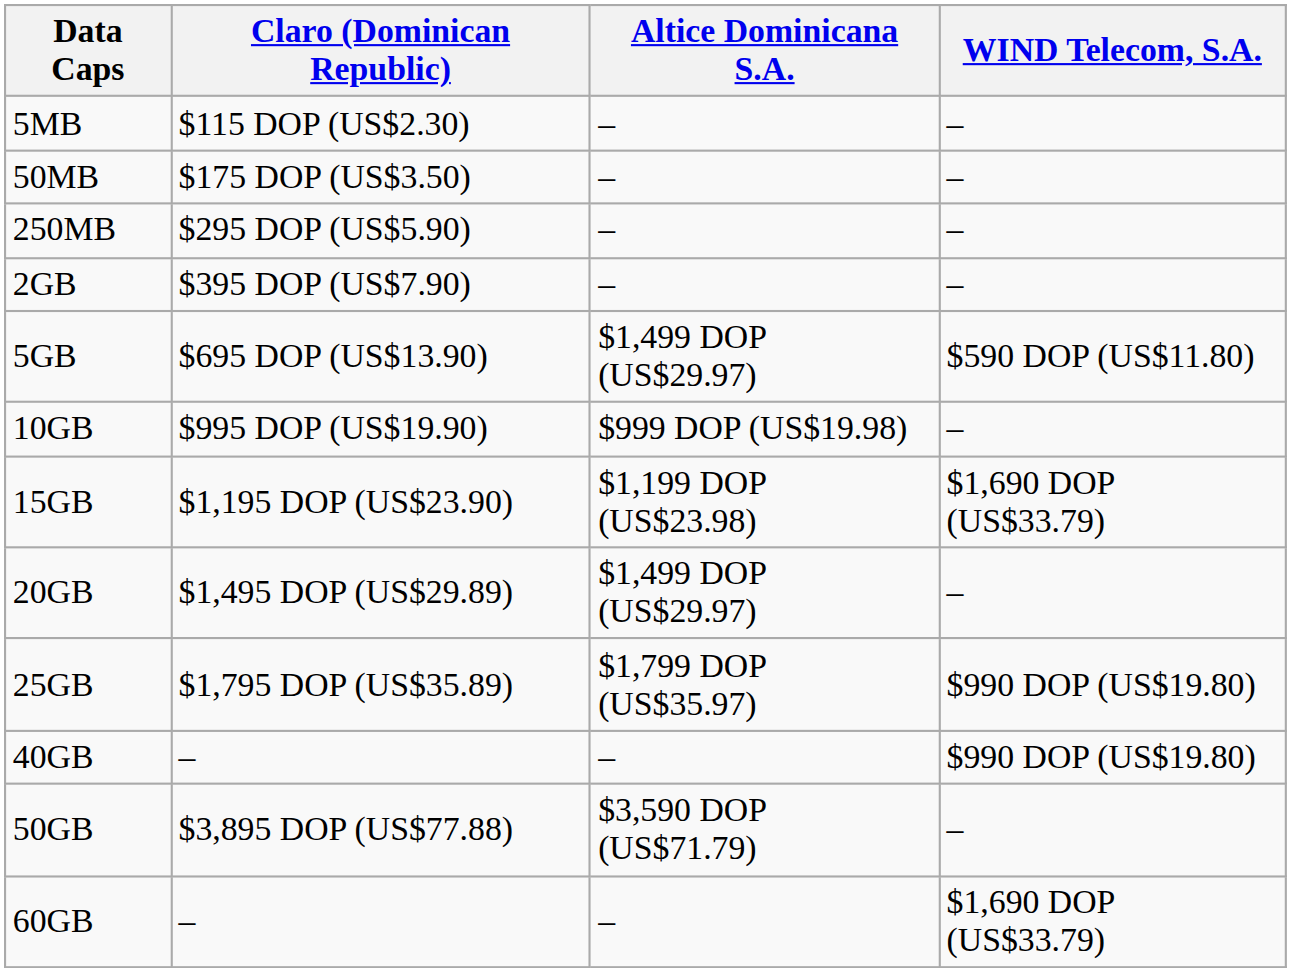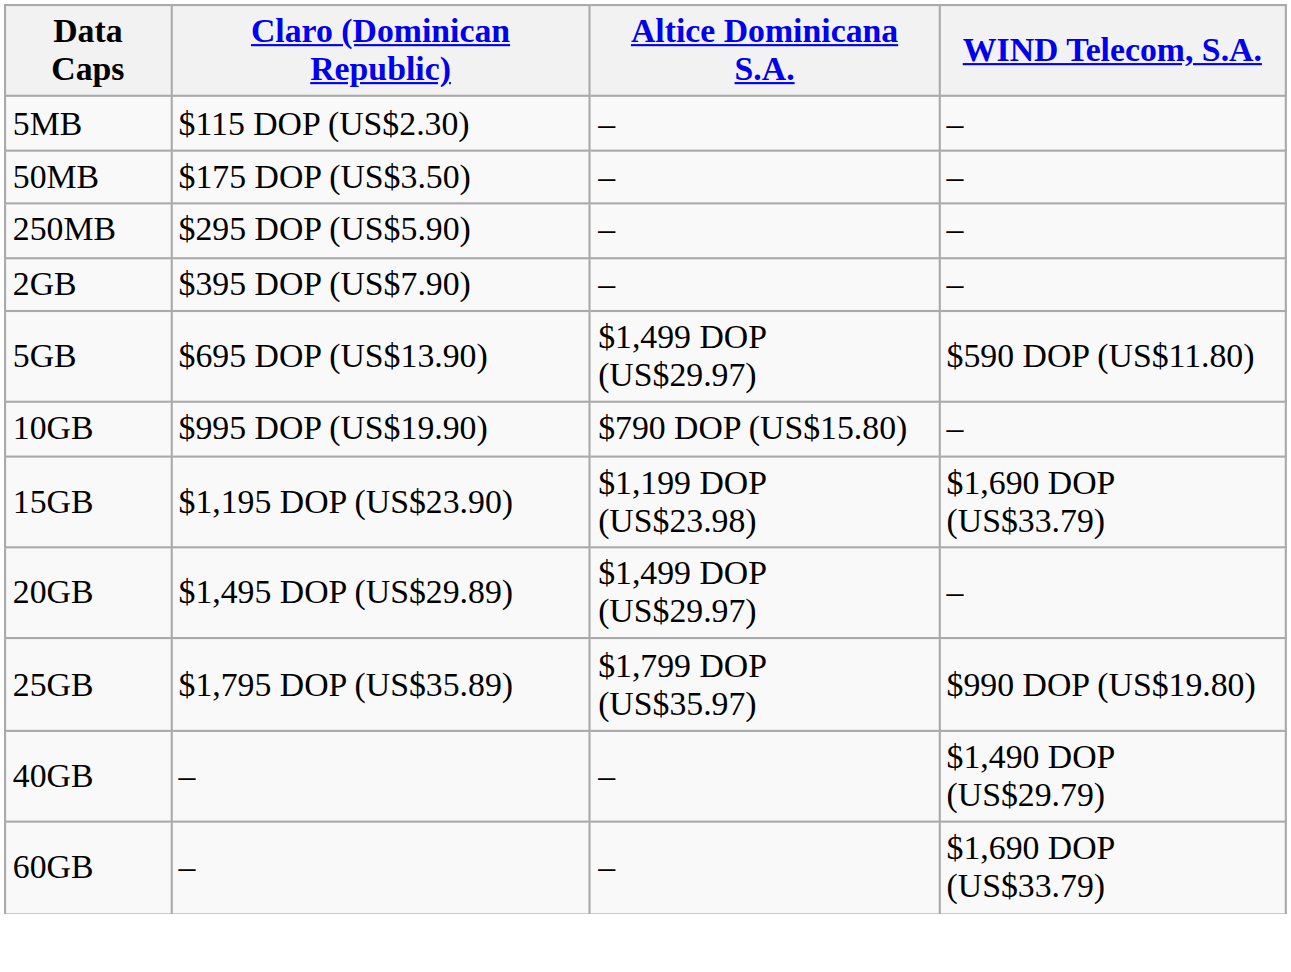(753, 428) $999 DOP (US$19.98) -> (753, 428) $790 DOP (US$15.80)
(1101, 756) $990 DOP (US$19.80) -> (1031, 775) $1,490 DOP (US$29.79)
- row: (53, 829)
